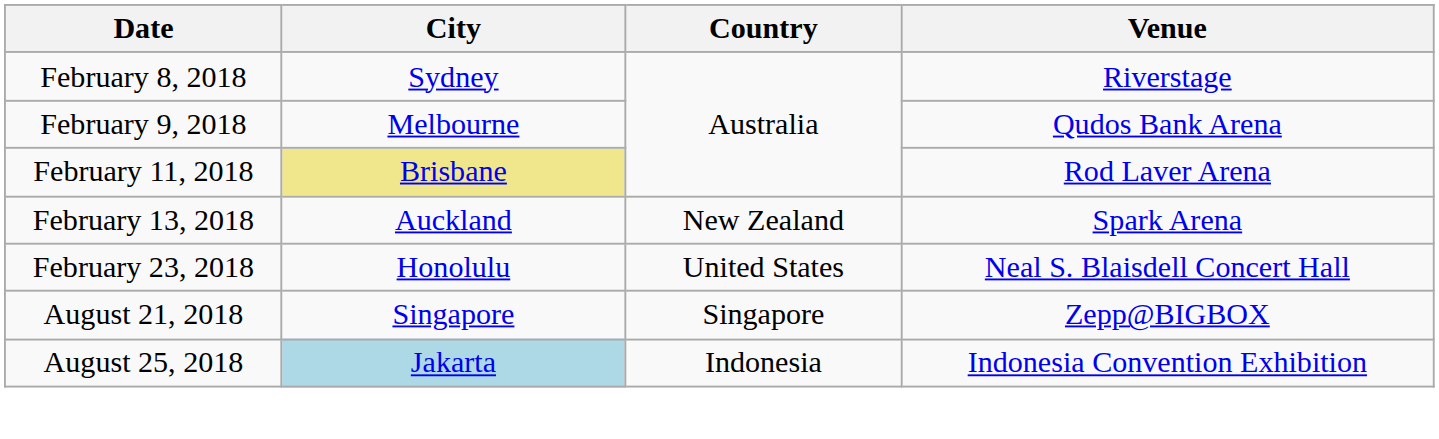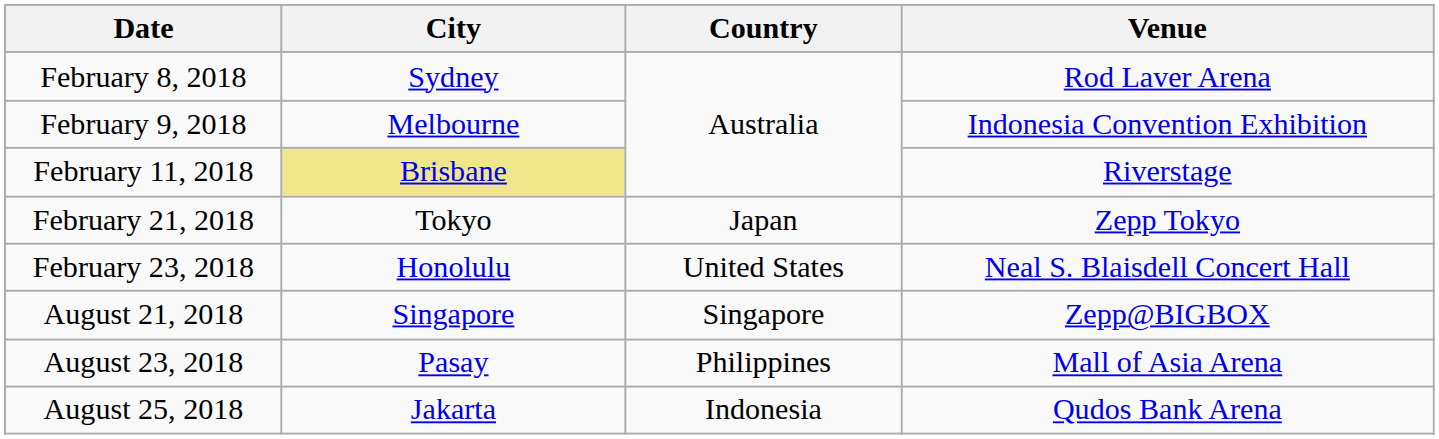(1167, 76) Riverstage -> (1167, 76) Rod Laver Arena
(1167, 123) Qudos Bank Arena -> (1167, 123) Indonesia Convention Exhibition
(1167, 171) Rod Laver Arena -> (1167, 171) Riverstage
- row: (143, 219)
+ row: (143, 219)
+ row: (143, 362)
(453, 362) lightblue background -> (453, 409) no background
(1167, 362) Indonesia Convention Exhibition -> (1167, 409) Qudos Bank Arena
